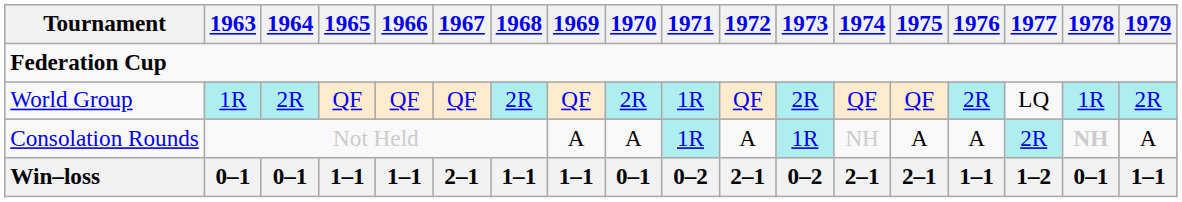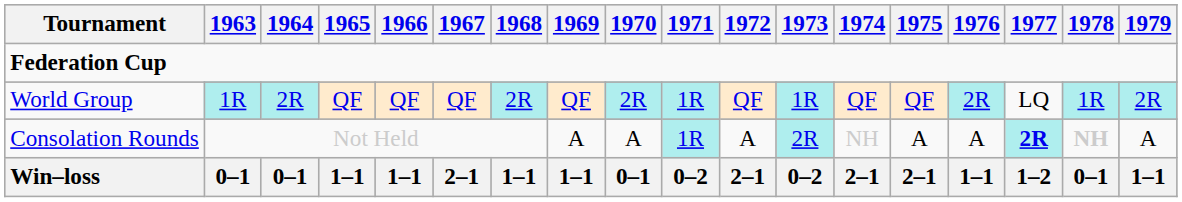(805, 100) 2R -> (805, 100) 1R
(805, 138) 1R -> (805, 138) 2R
(1034, 138) normal -> (1034, 138) bold
